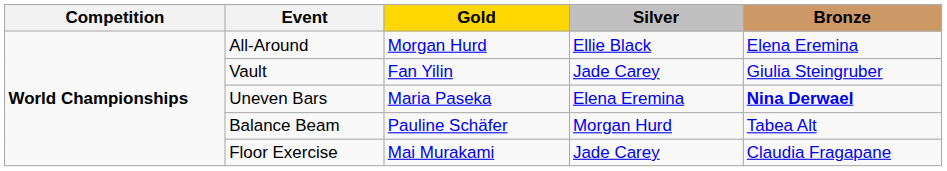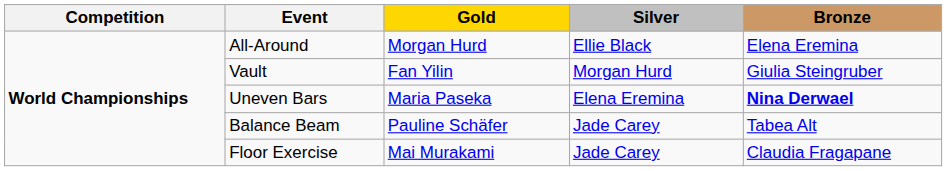(616, 71) Jade Carey -> (622, 71) Morgan Hurd
(622, 125) Morgan Hurd -> (616, 125) Jade Carey
